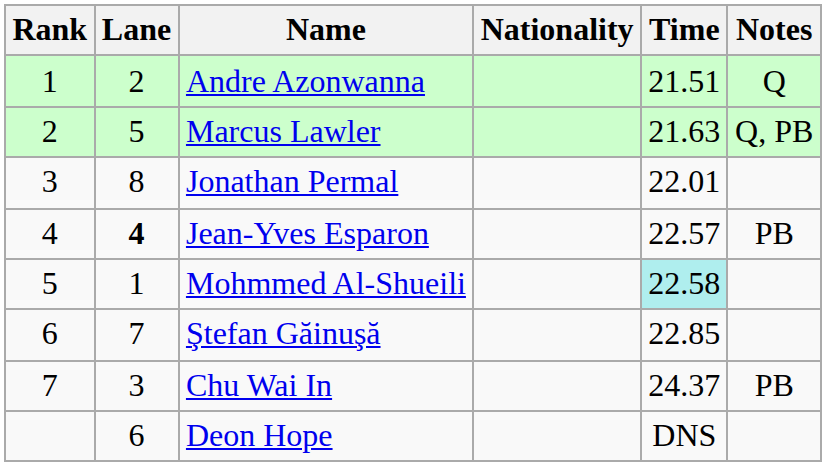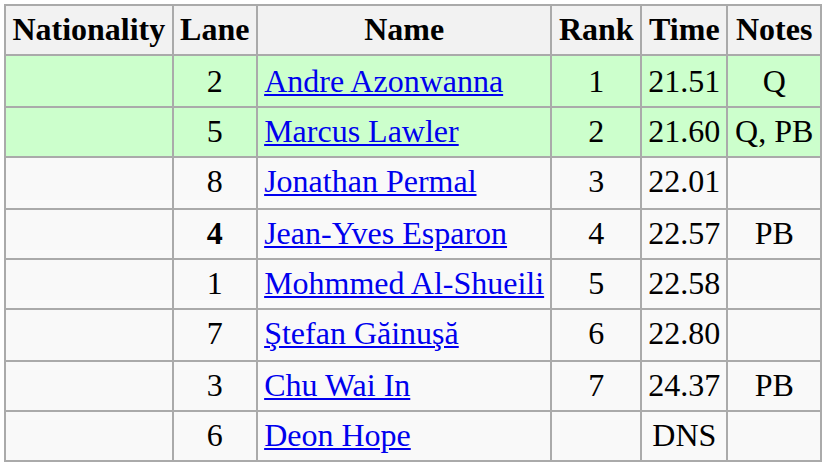columns swapped: (50, 29) <-> (557, 29)
(684, 131) 21.63 -> (684, 131) 21.60
(684, 283) paleturquoise background -> (684, 283) no background
(684, 334) 22.85 -> (684, 334) 22.80
